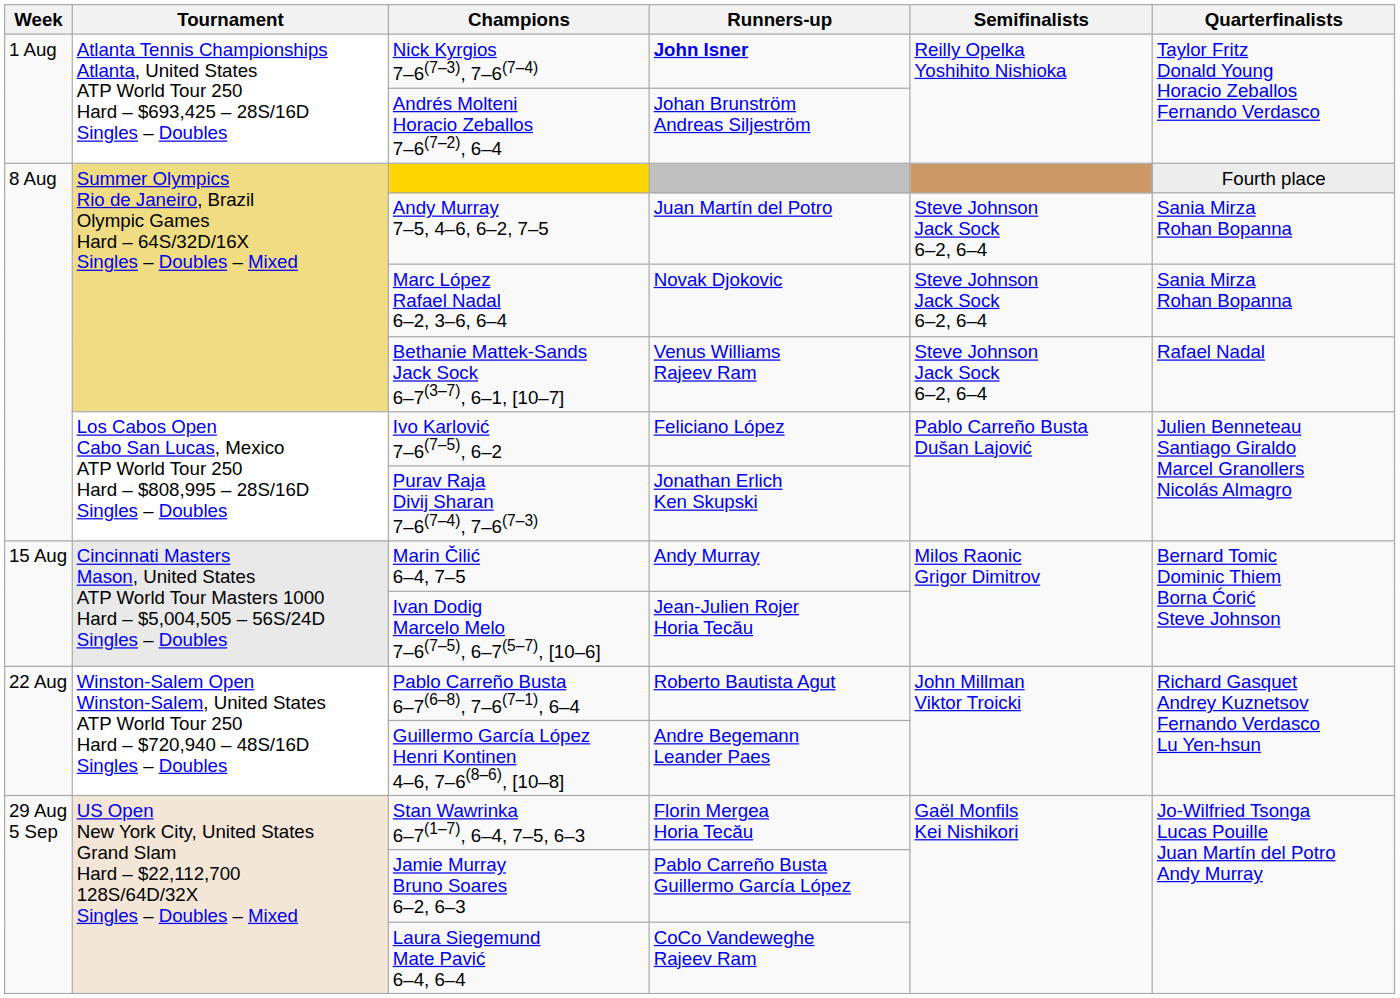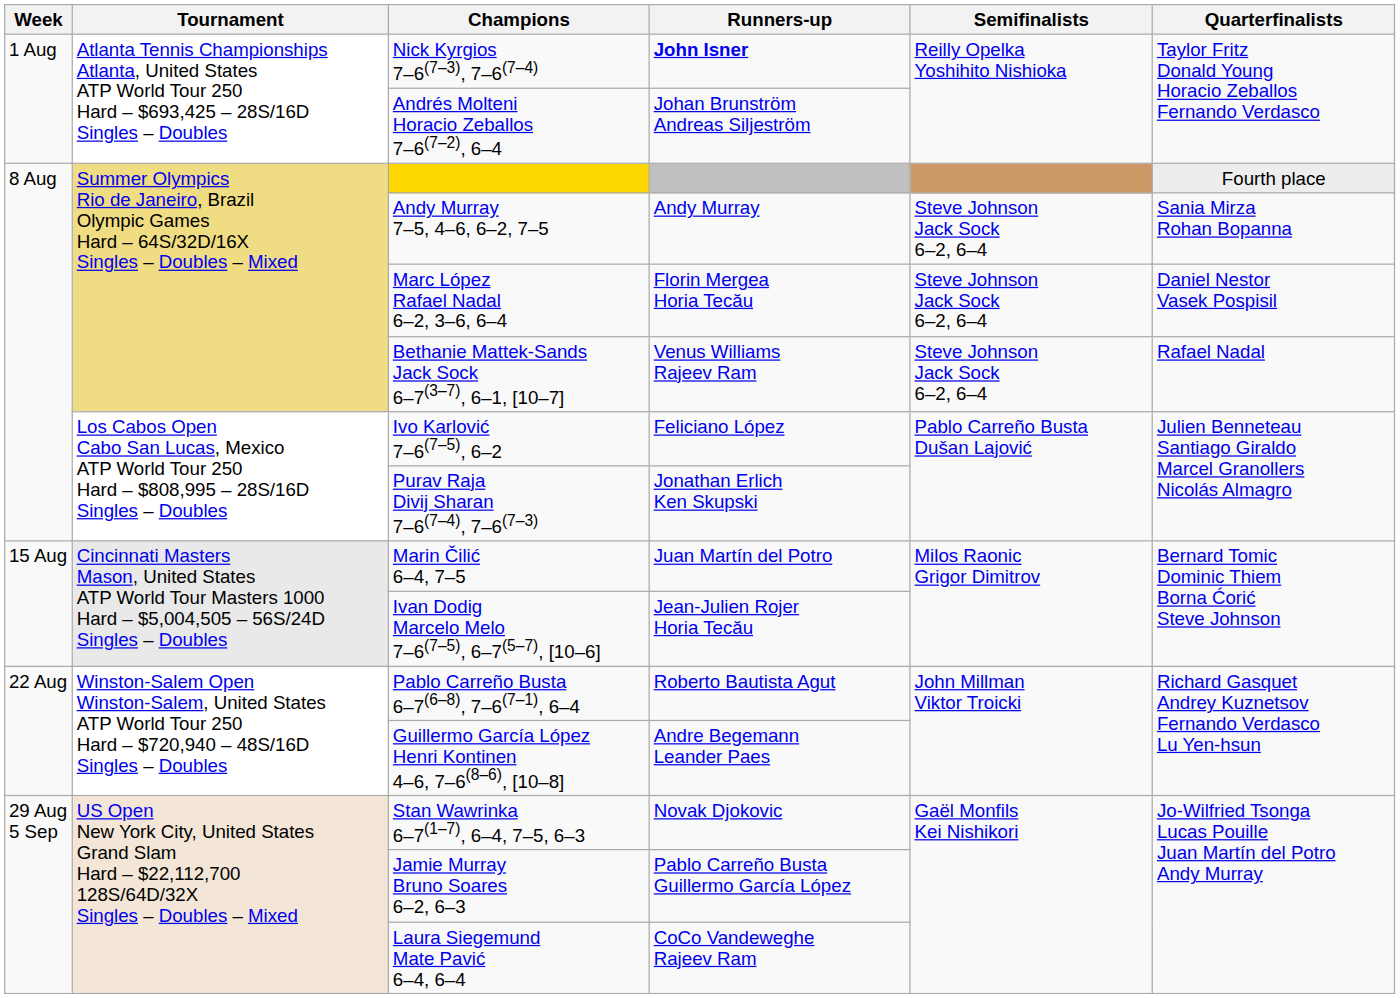(743, 208) Juan Martín del Potro -> (707, 208) Andy Murray
(718, 280) Novak Djokovic -> (711, 290) Florin Mergea Horia Tecău
(1224, 290) Sania Mirza Rohan Bopanna -> (1217, 290) Daniel Nestor Vasek Pospisil
(707, 556) Andy Murray -> (743, 556) Juan Martín del Potro
(711, 821) Florin Mergea Horia Tecău -> (718, 811) Novak Djokovic
